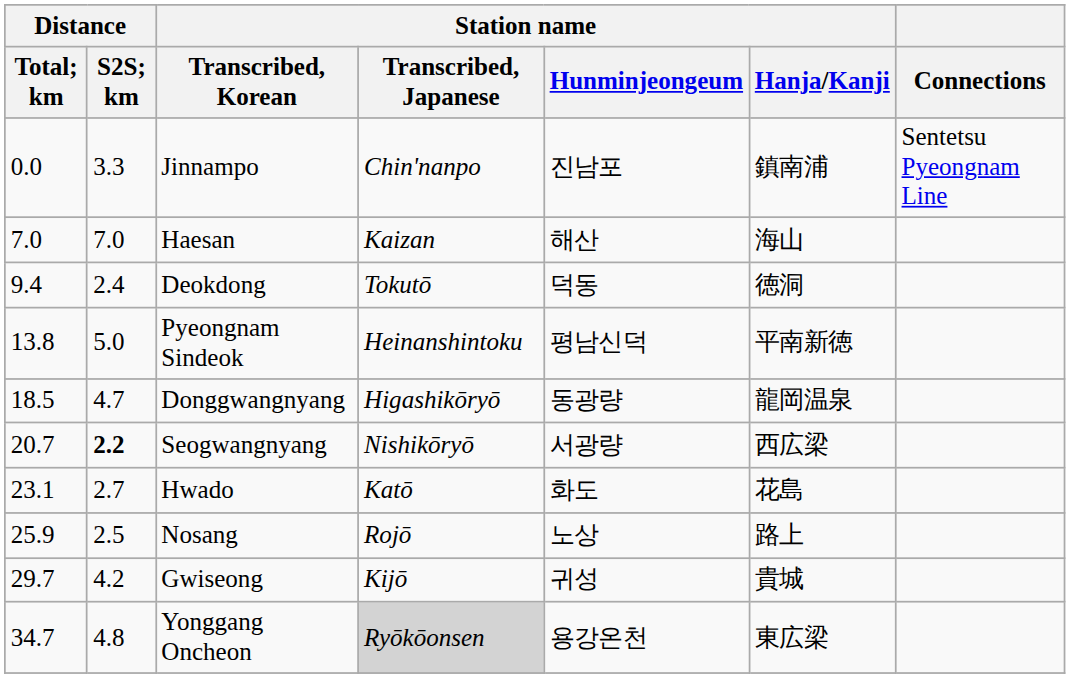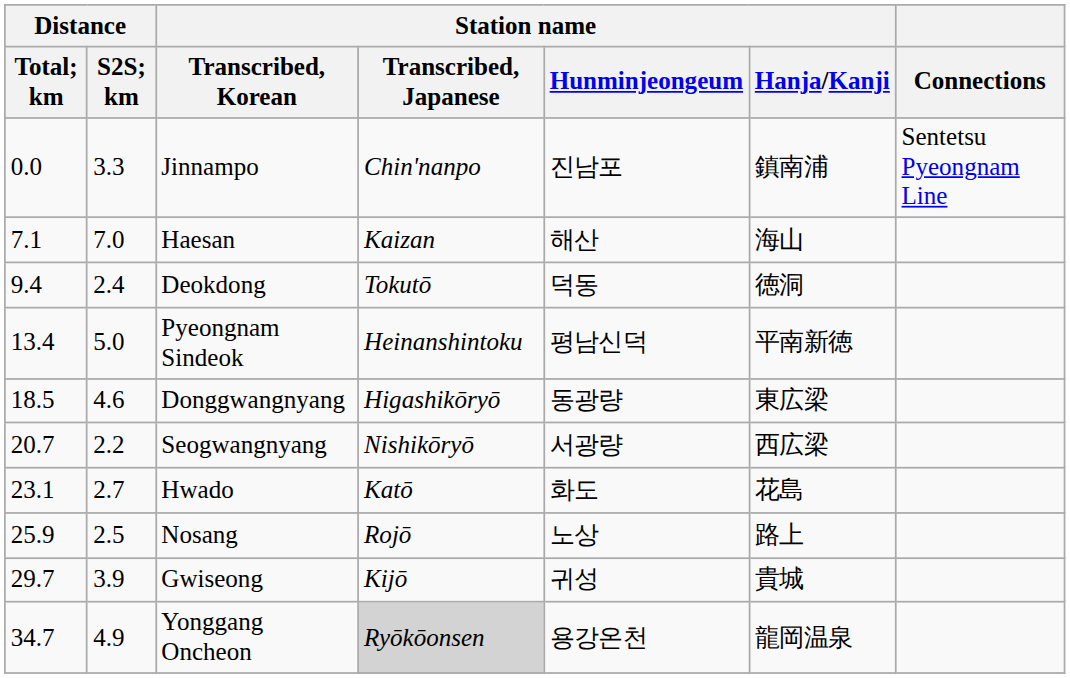(26, 240) 7.0 -> (26, 240) 7.1
(33, 342) 13.8 -> (33, 342) 13.4
(109, 400) 4.7 -> (109, 400) 4.6
(804, 400) 龍岡温泉 -> (791, 400) 東広梁
(109, 445) bold -> (109, 445) normal
(109, 579) 4.2 -> (109, 579) 3.9
(109, 637) 4.8 -> (109, 637) 4.9
(791, 637) 東広梁 -> (804, 637) 龍岡温泉
